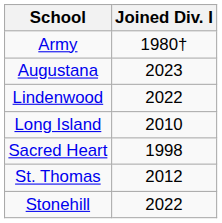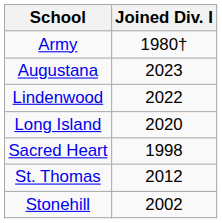(164, 124) 2010 -> (164, 124) 2020
(164, 204) 2022 -> (164, 204) 2002
